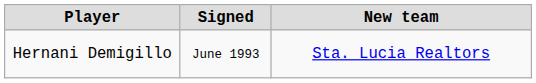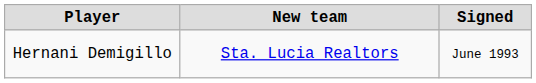columns swapped: (226, 17) <-> (401, 17)
